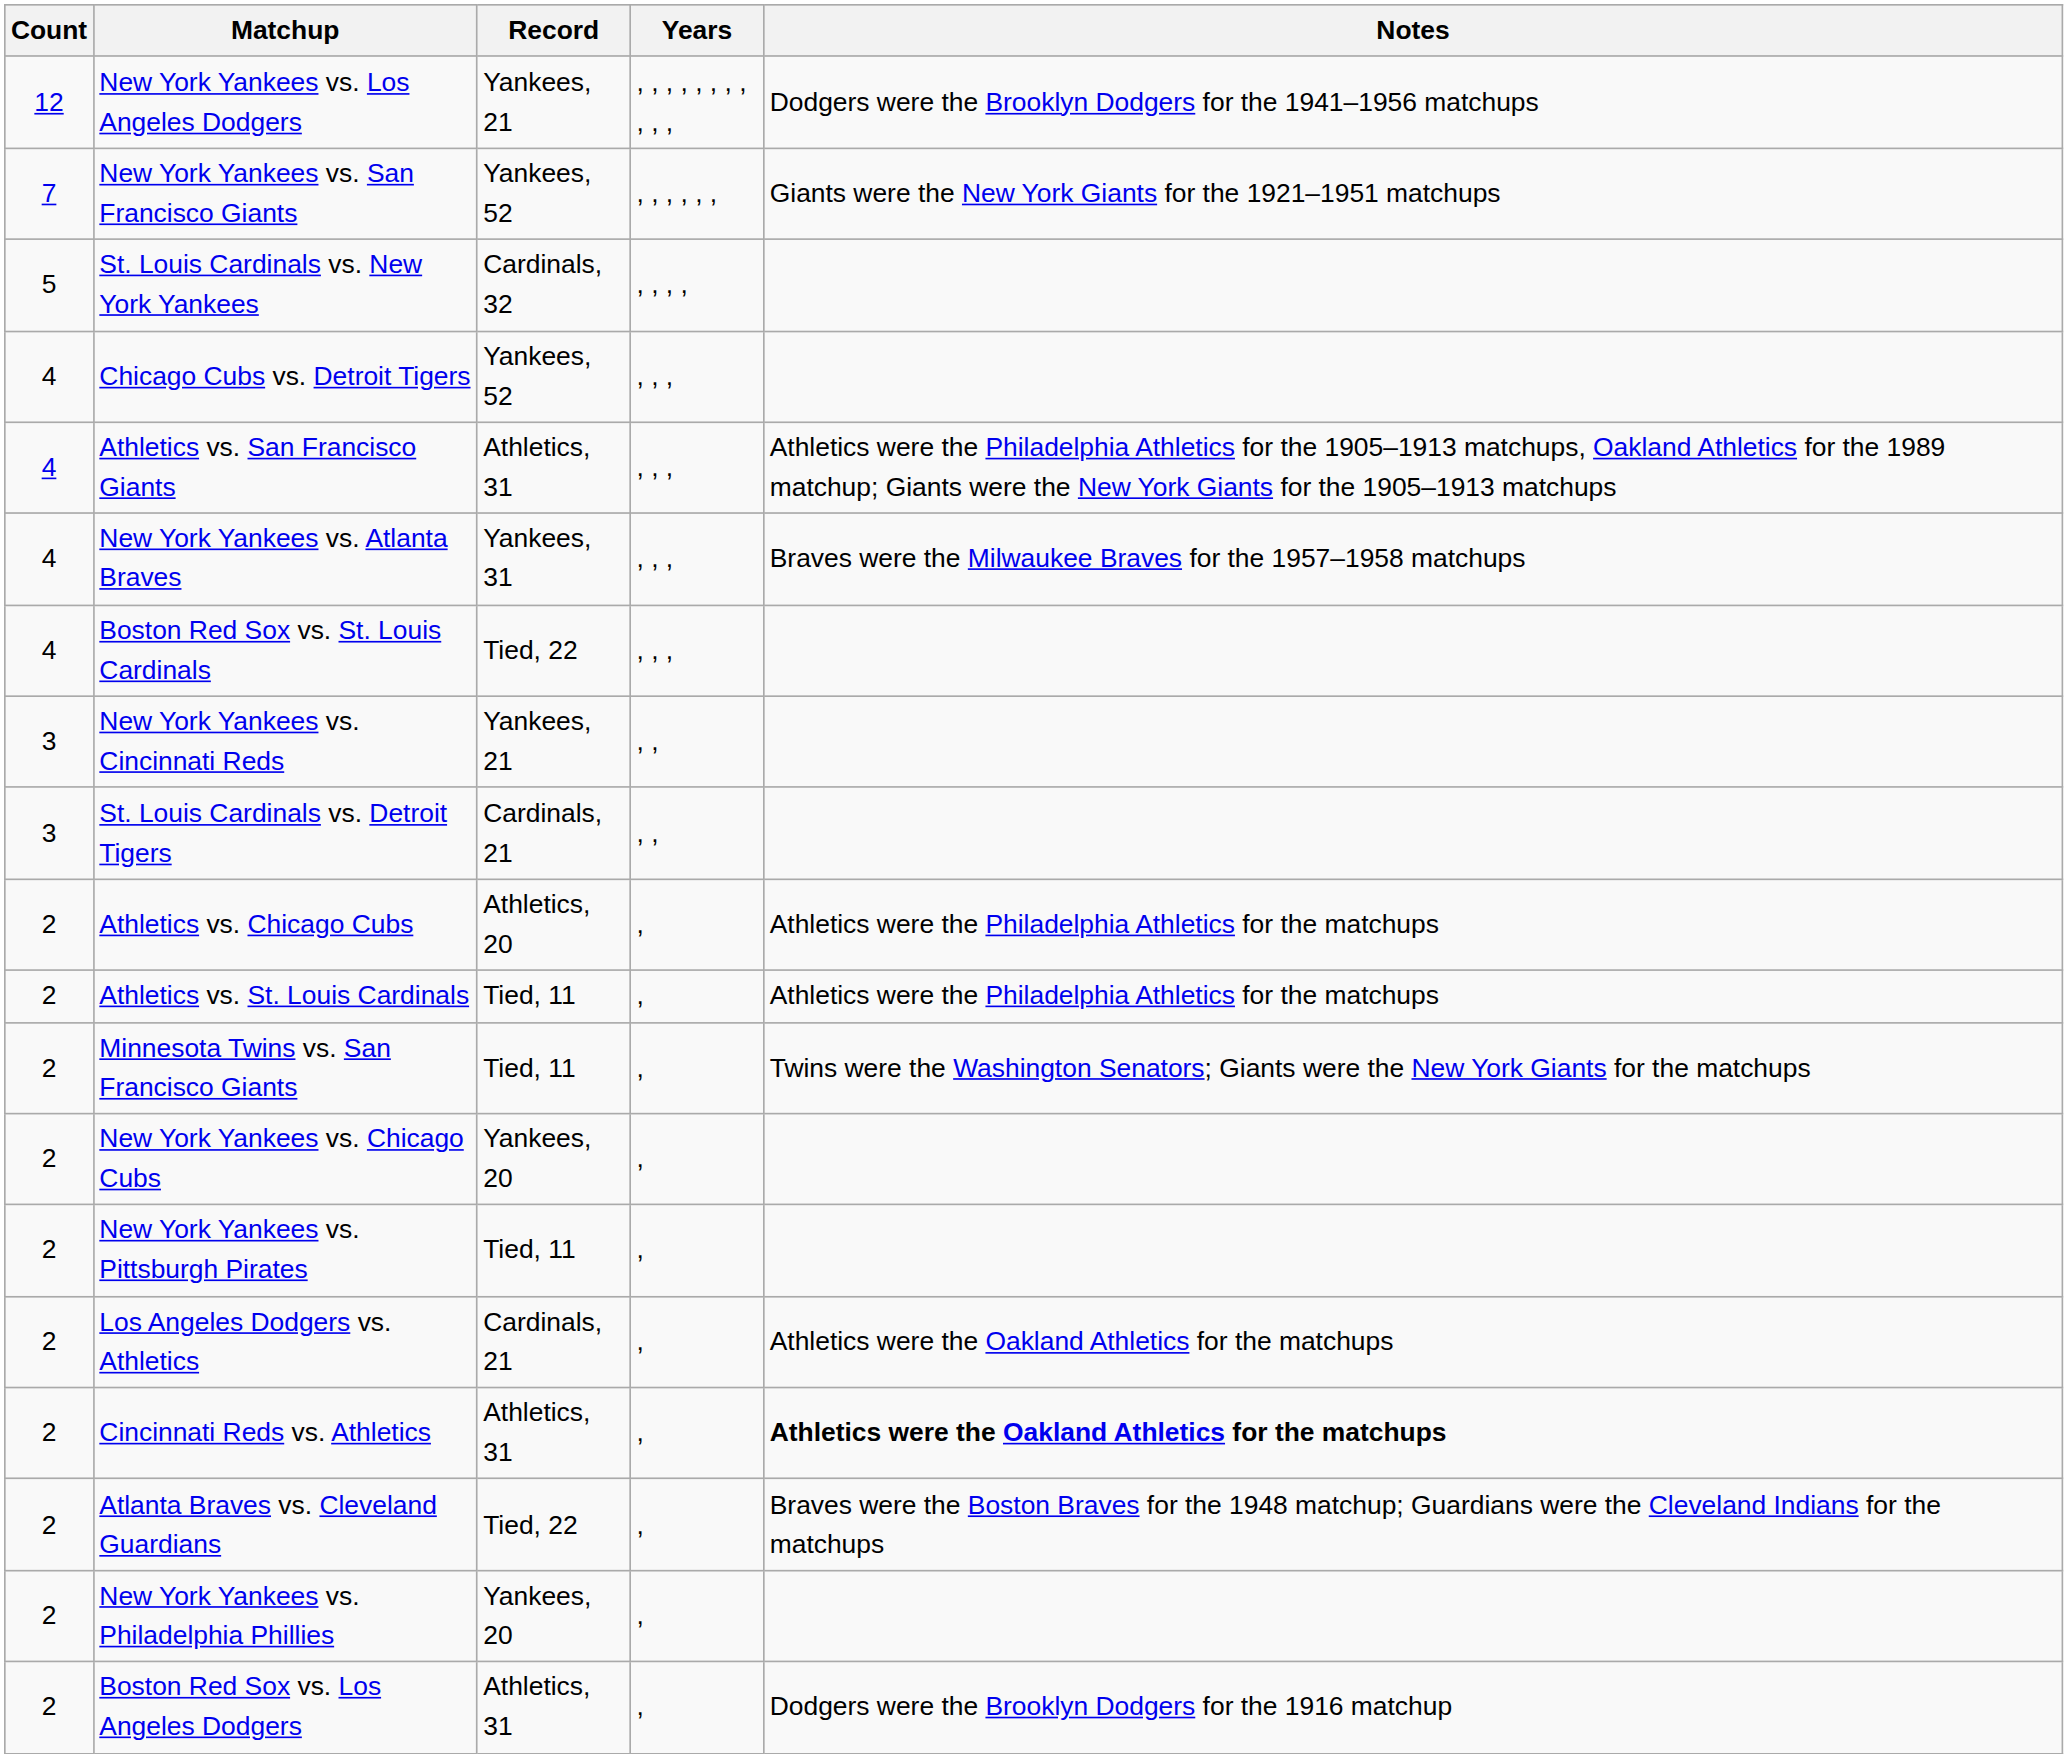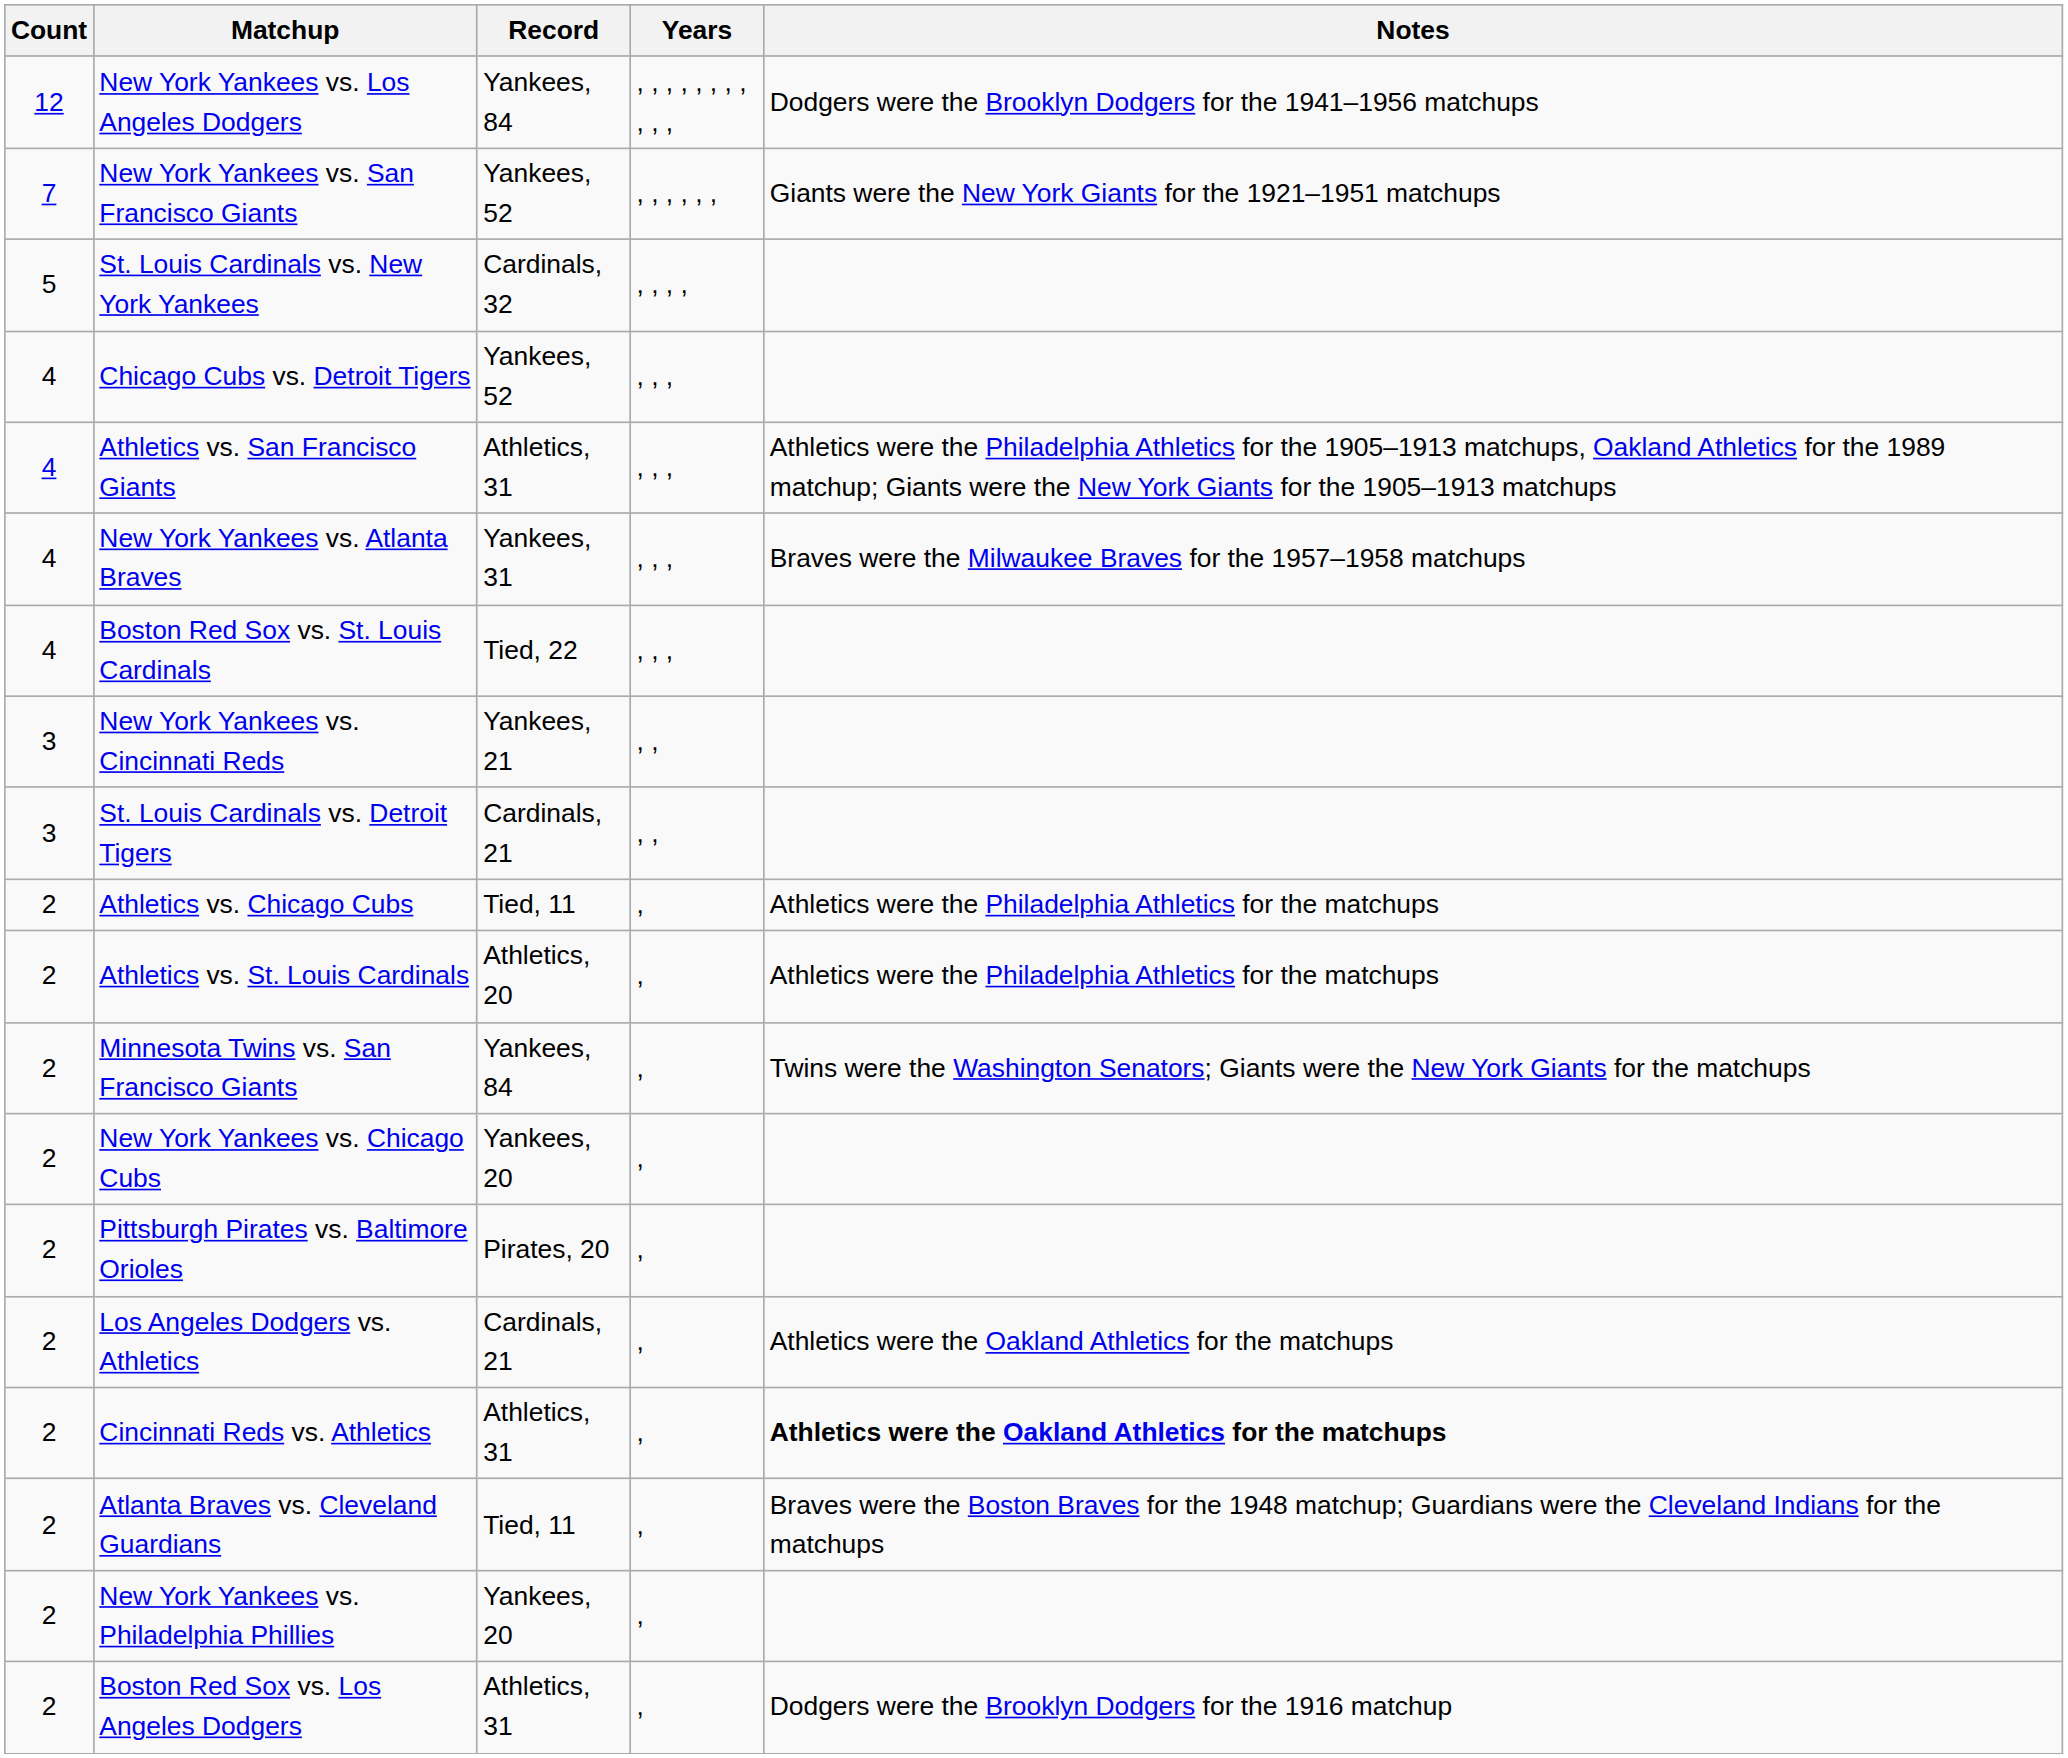(537, 101) Yankees, 21 -> (537, 101) Yankees, 84
(537, 924) Athletics, 20 -> (529, 904) Tied, 11
(529, 995) Tied, 11 -> (537, 976) Athletics, 20
(529, 1067) Tied, 11 -> (537, 1067) Yankees, 84
- row: (229, 1250)
+ row: (283, 1250)
(530, 1524) Tied, 22 -> (529, 1524) Tied, 11
